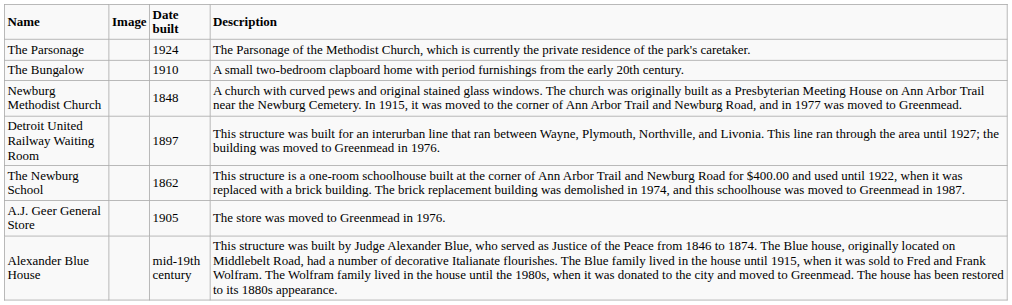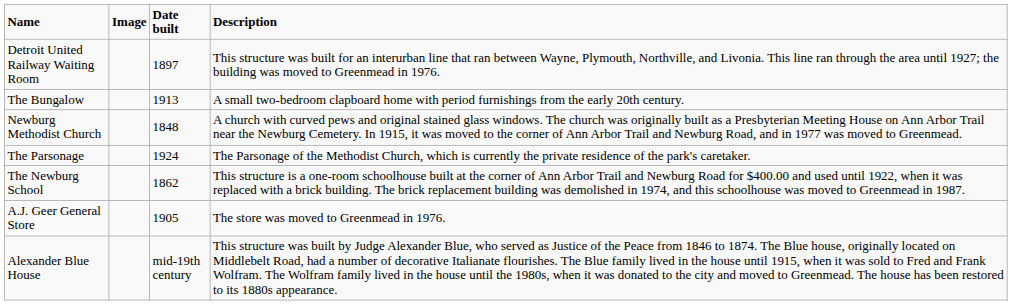rows swapped: (51, 140) <-> (46, 49)
(166, 70) 1910 -> (166, 99) 1913
